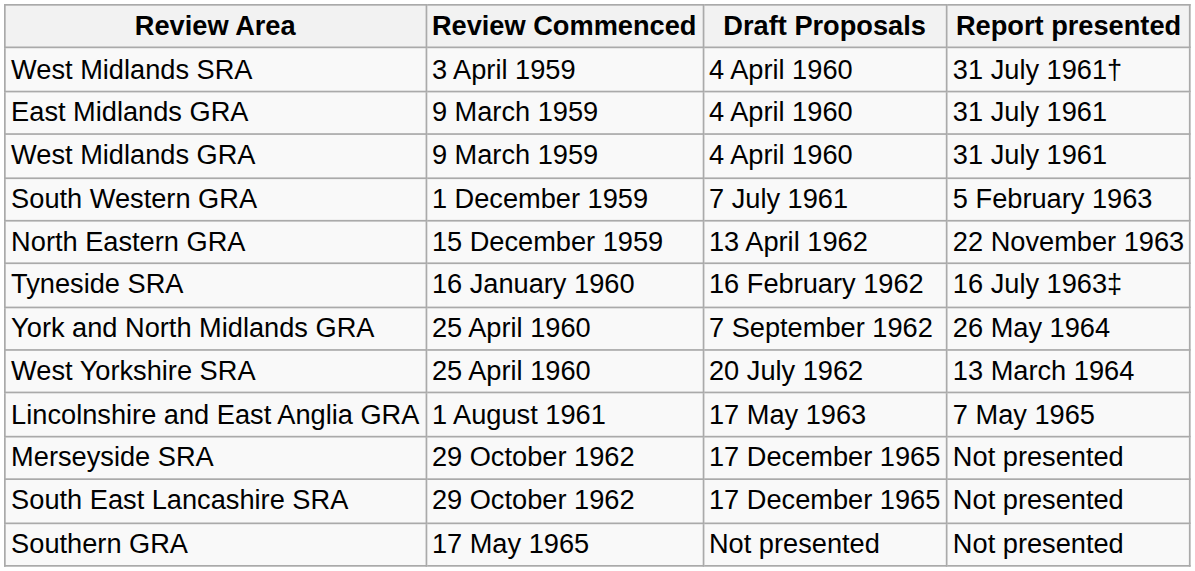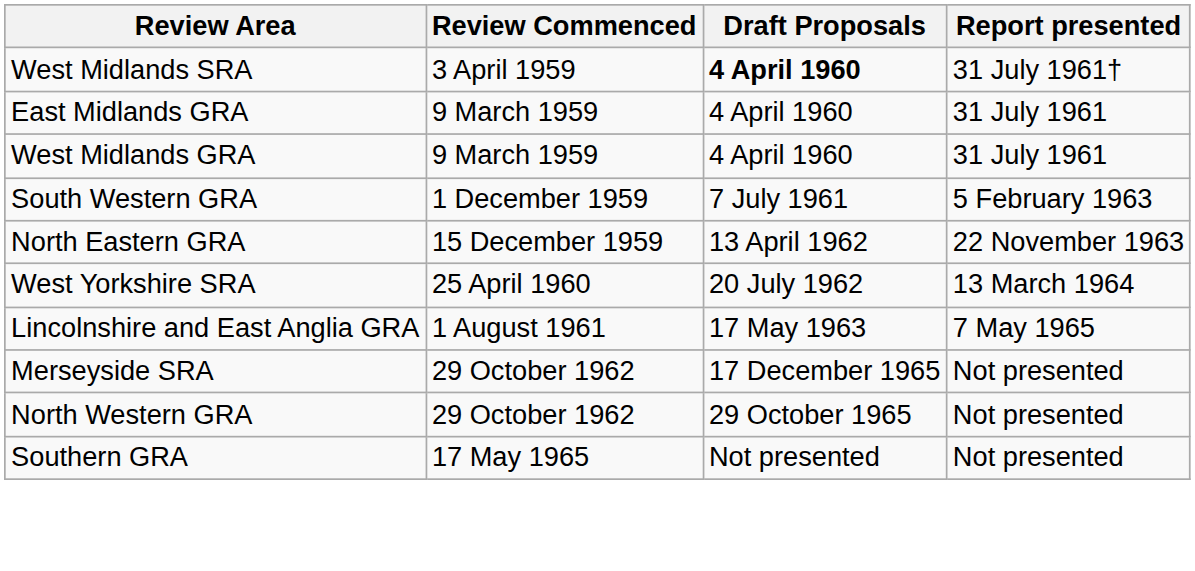(781, 69) normal -> (785, 69) bold
- row: (97, 284)
- row: (193, 328)
- row: (180, 500)
+ row: (132, 414)
